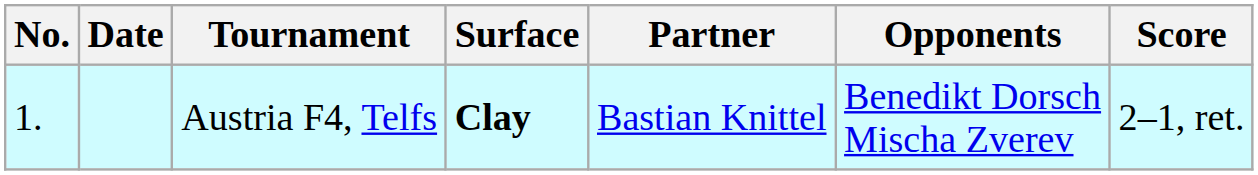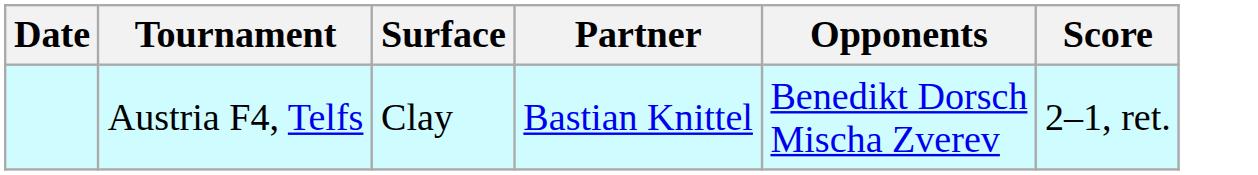- column: (42, 34)
(493, 116) bold -> (417, 116) normal
